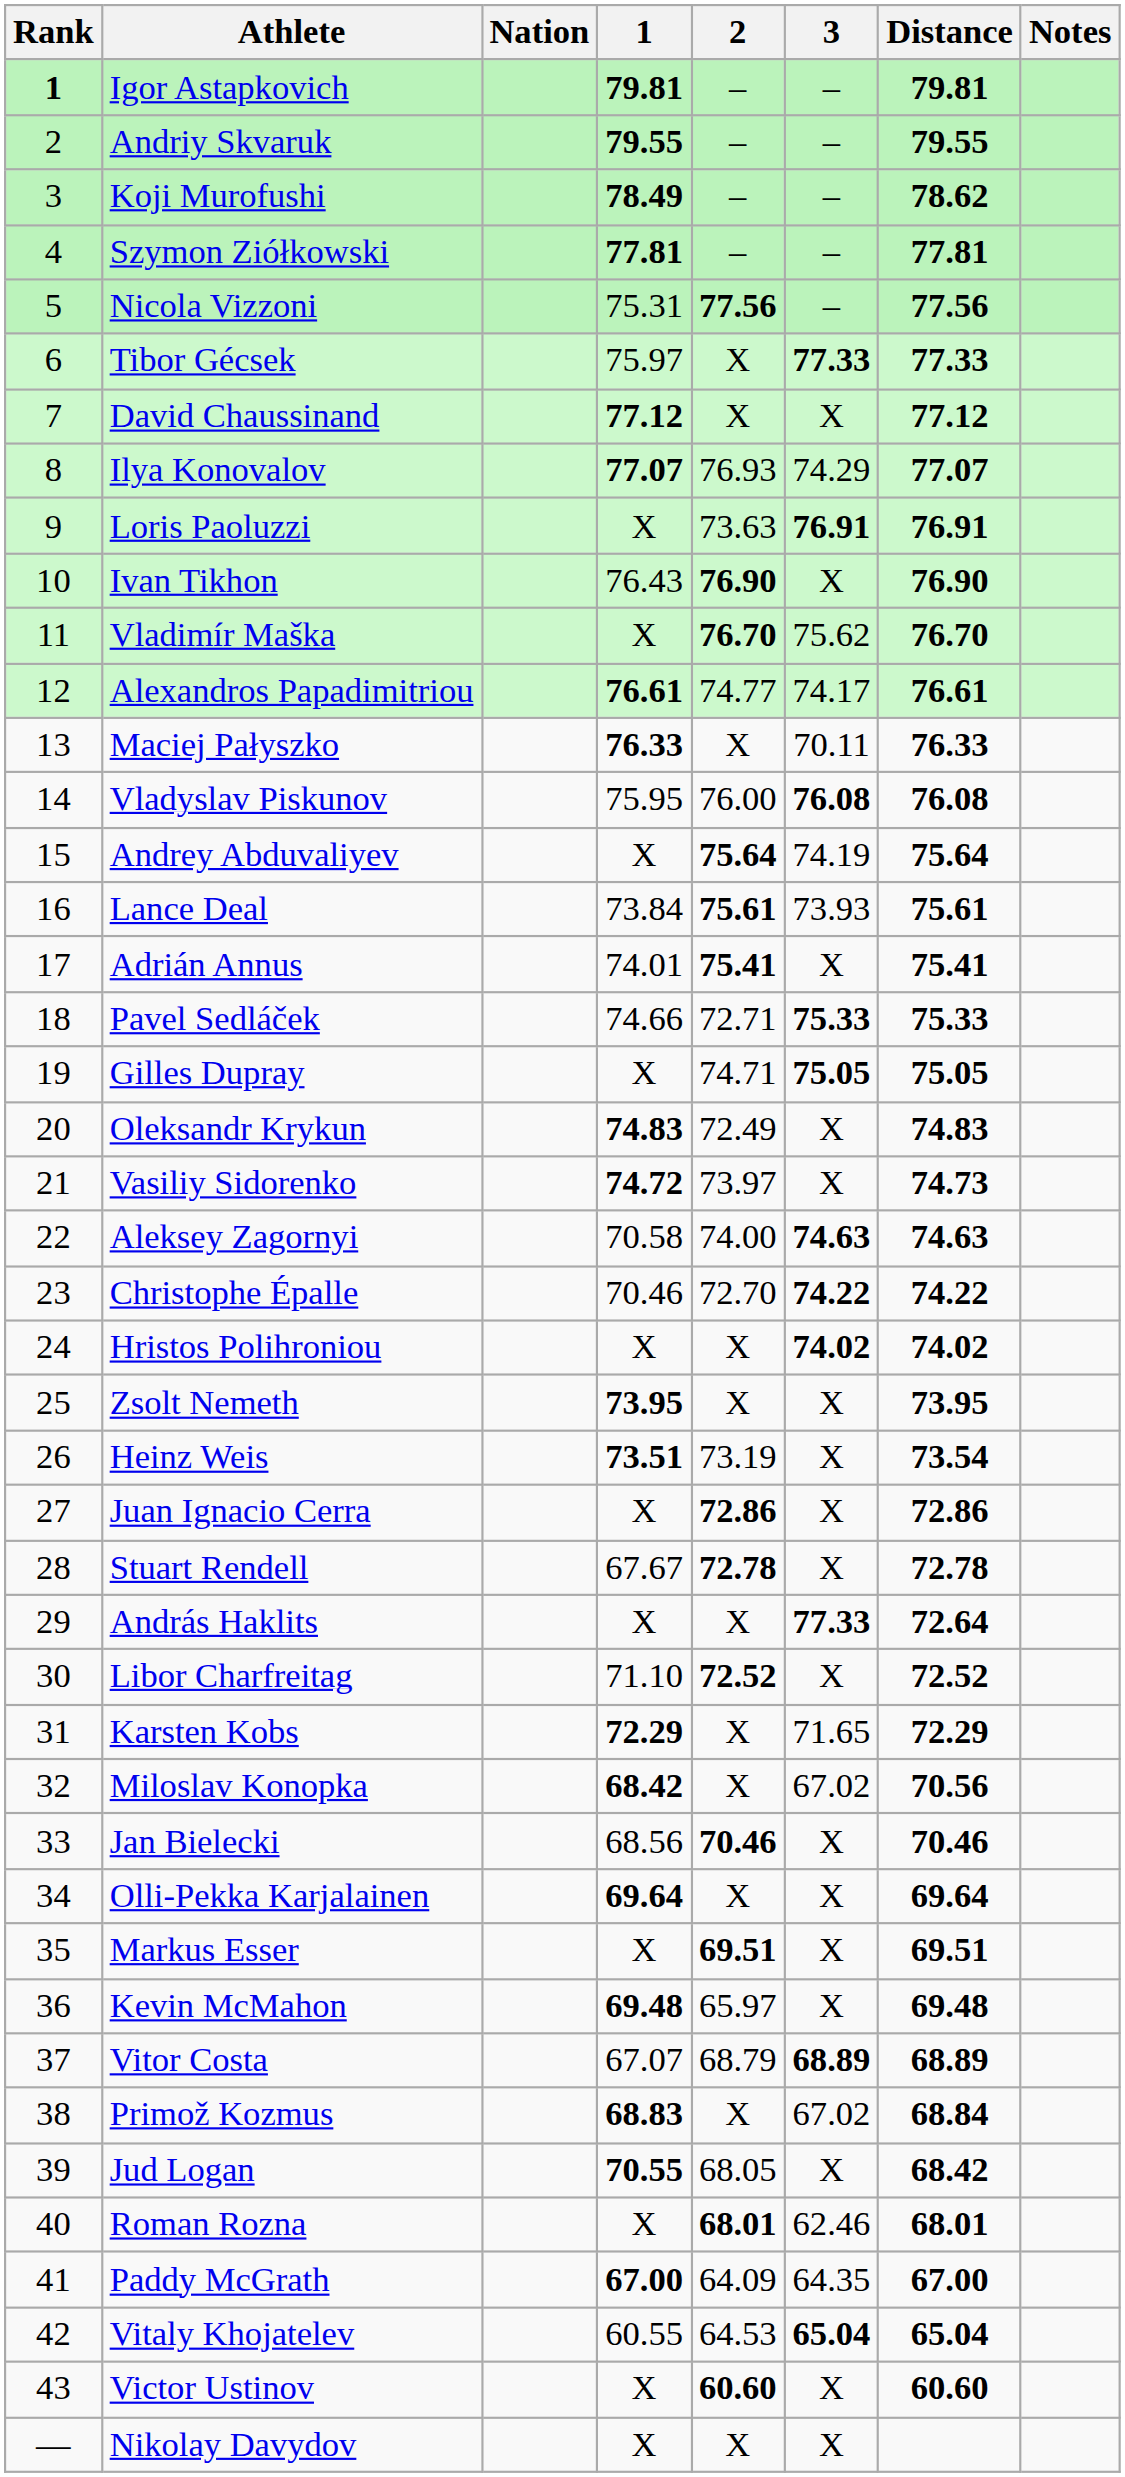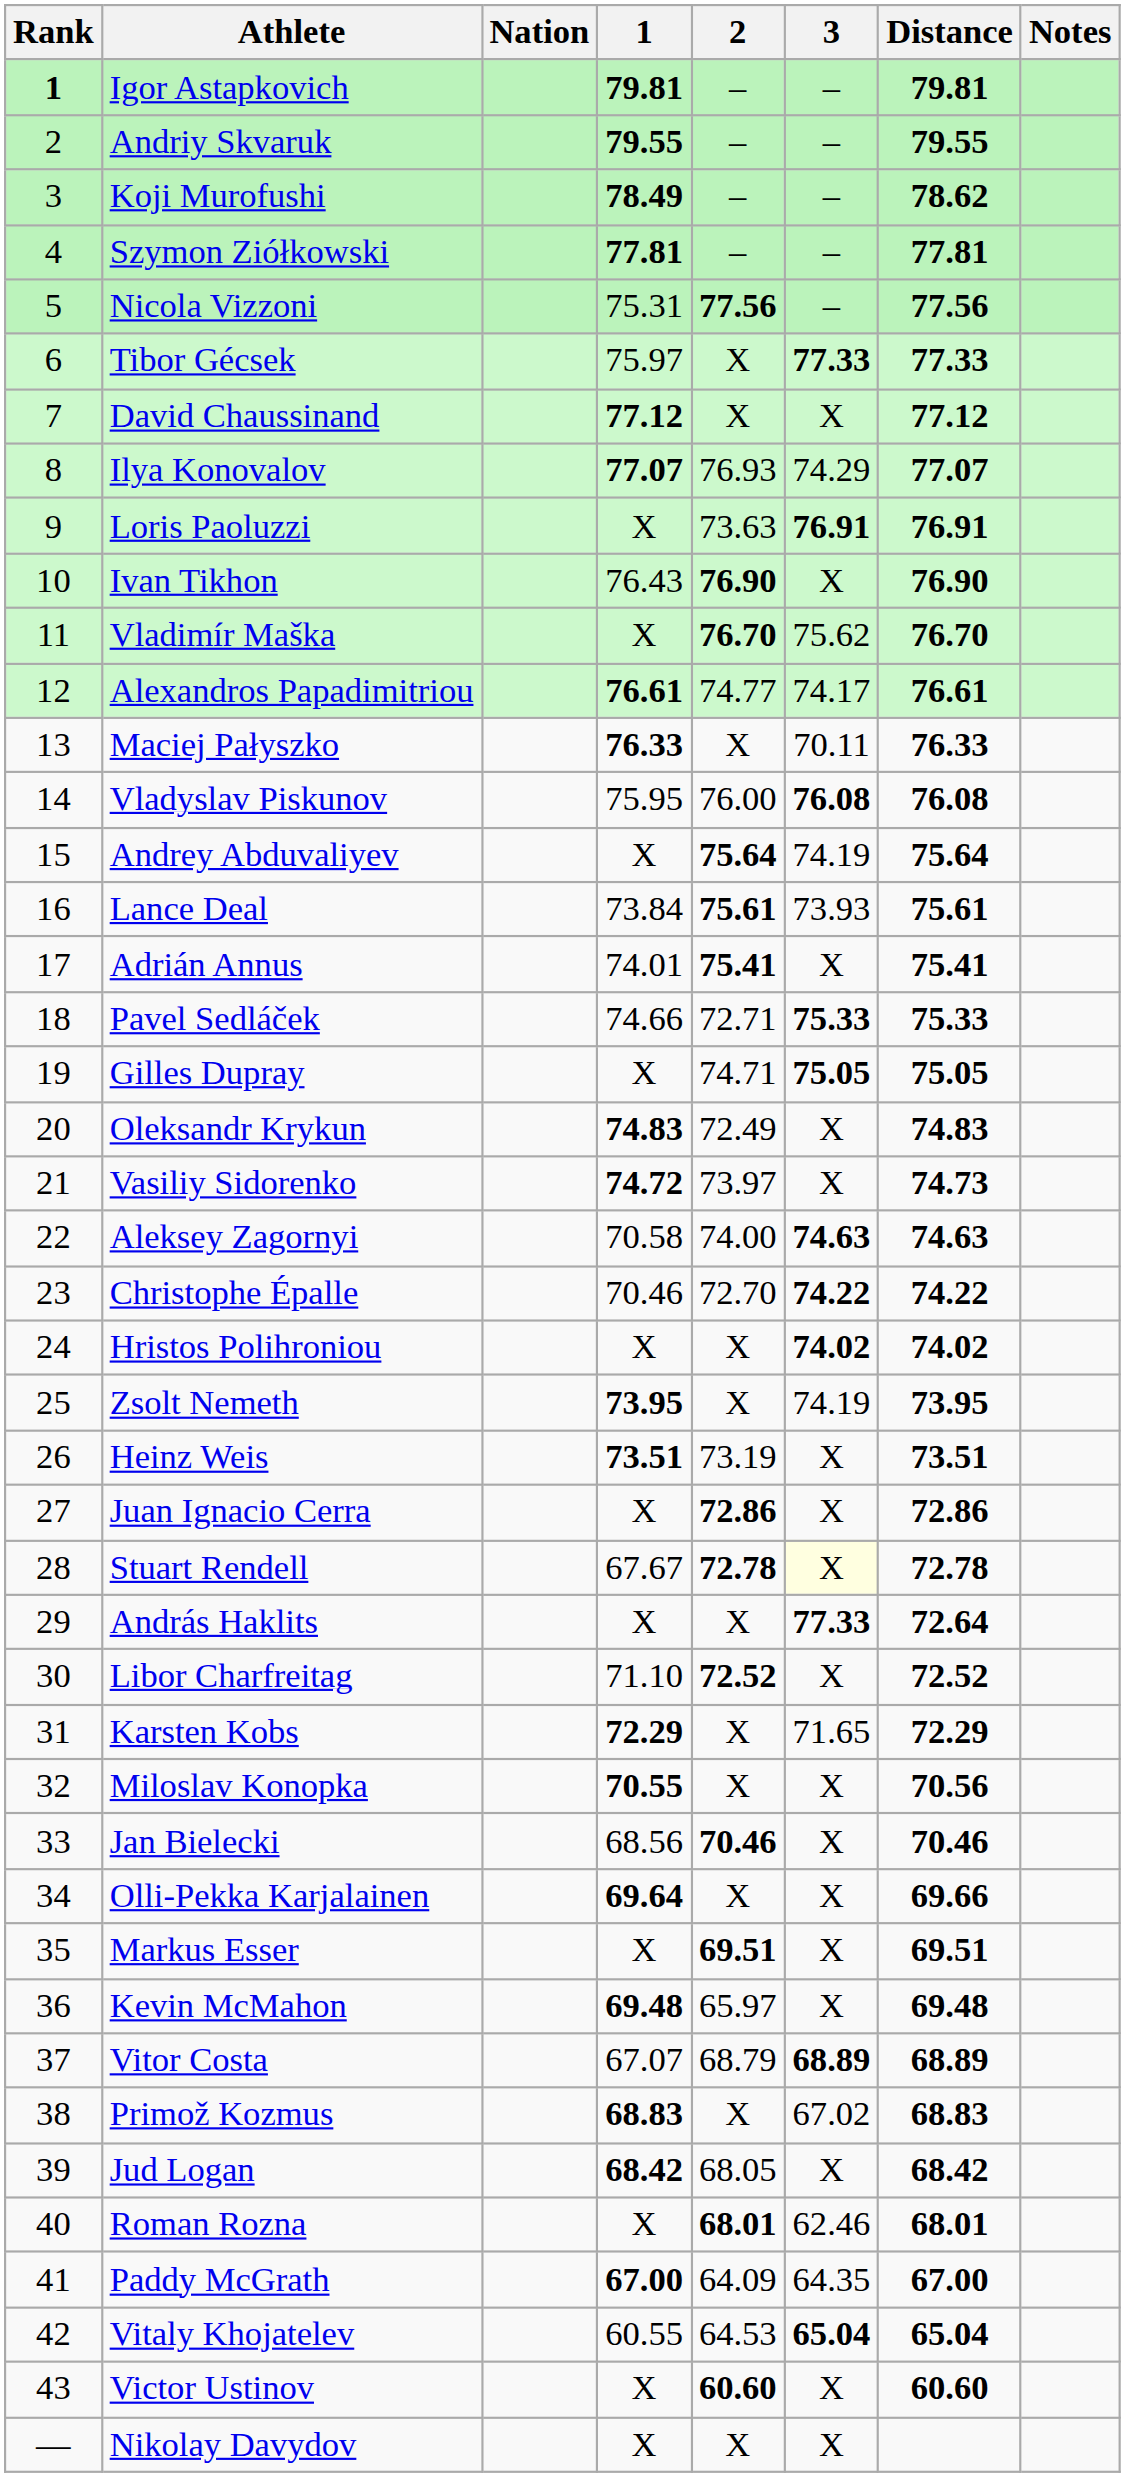(831, 1402) X -> (831, 1402) 74.19
(950, 1456) 73.54 -> (950, 1456) 73.51
(831, 1566) no background -> (831, 1566) lightyellow background
(644, 1785) 68.42 -> (644, 1785) 70.55
(831, 1785) 67.02 -> (831, 1785) X
(950, 1895) 69.64 -> (950, 1895) 69.66
(950, 2114) 68.84 -> (950, 2114) 68.83
(644, 2169) 70.55 -> (644, 2169) 68.42
